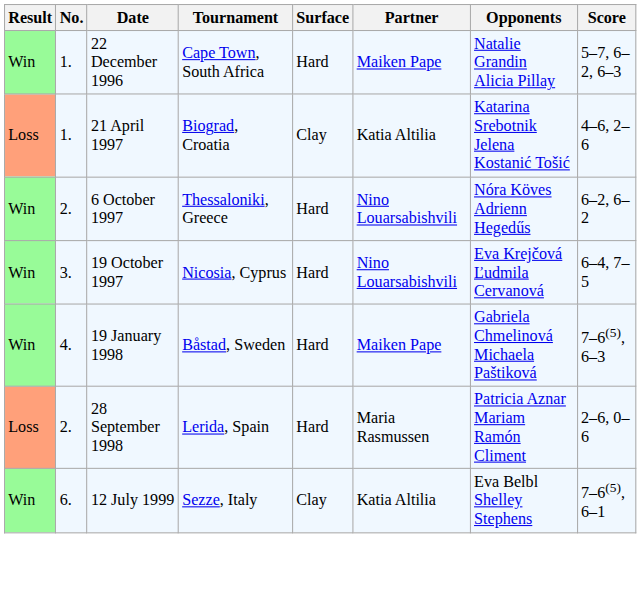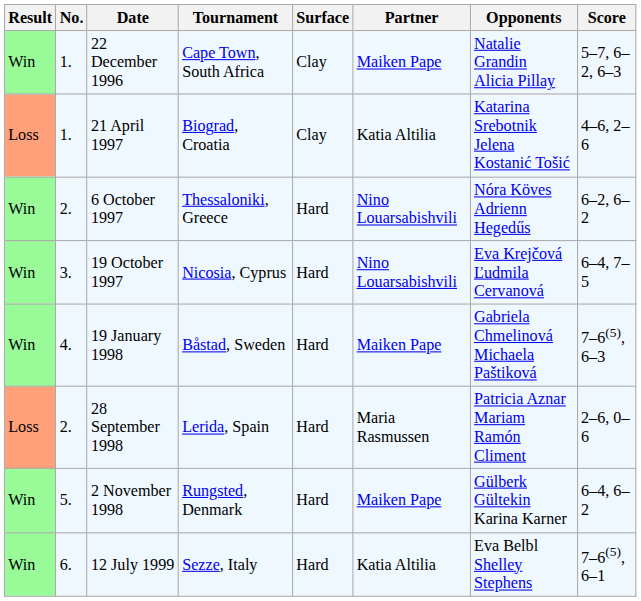(312, 62) Hard -> (312, 62) Clay
+ row: (131, 499)
(312, 499) Clay -> (312, 563) Hard
